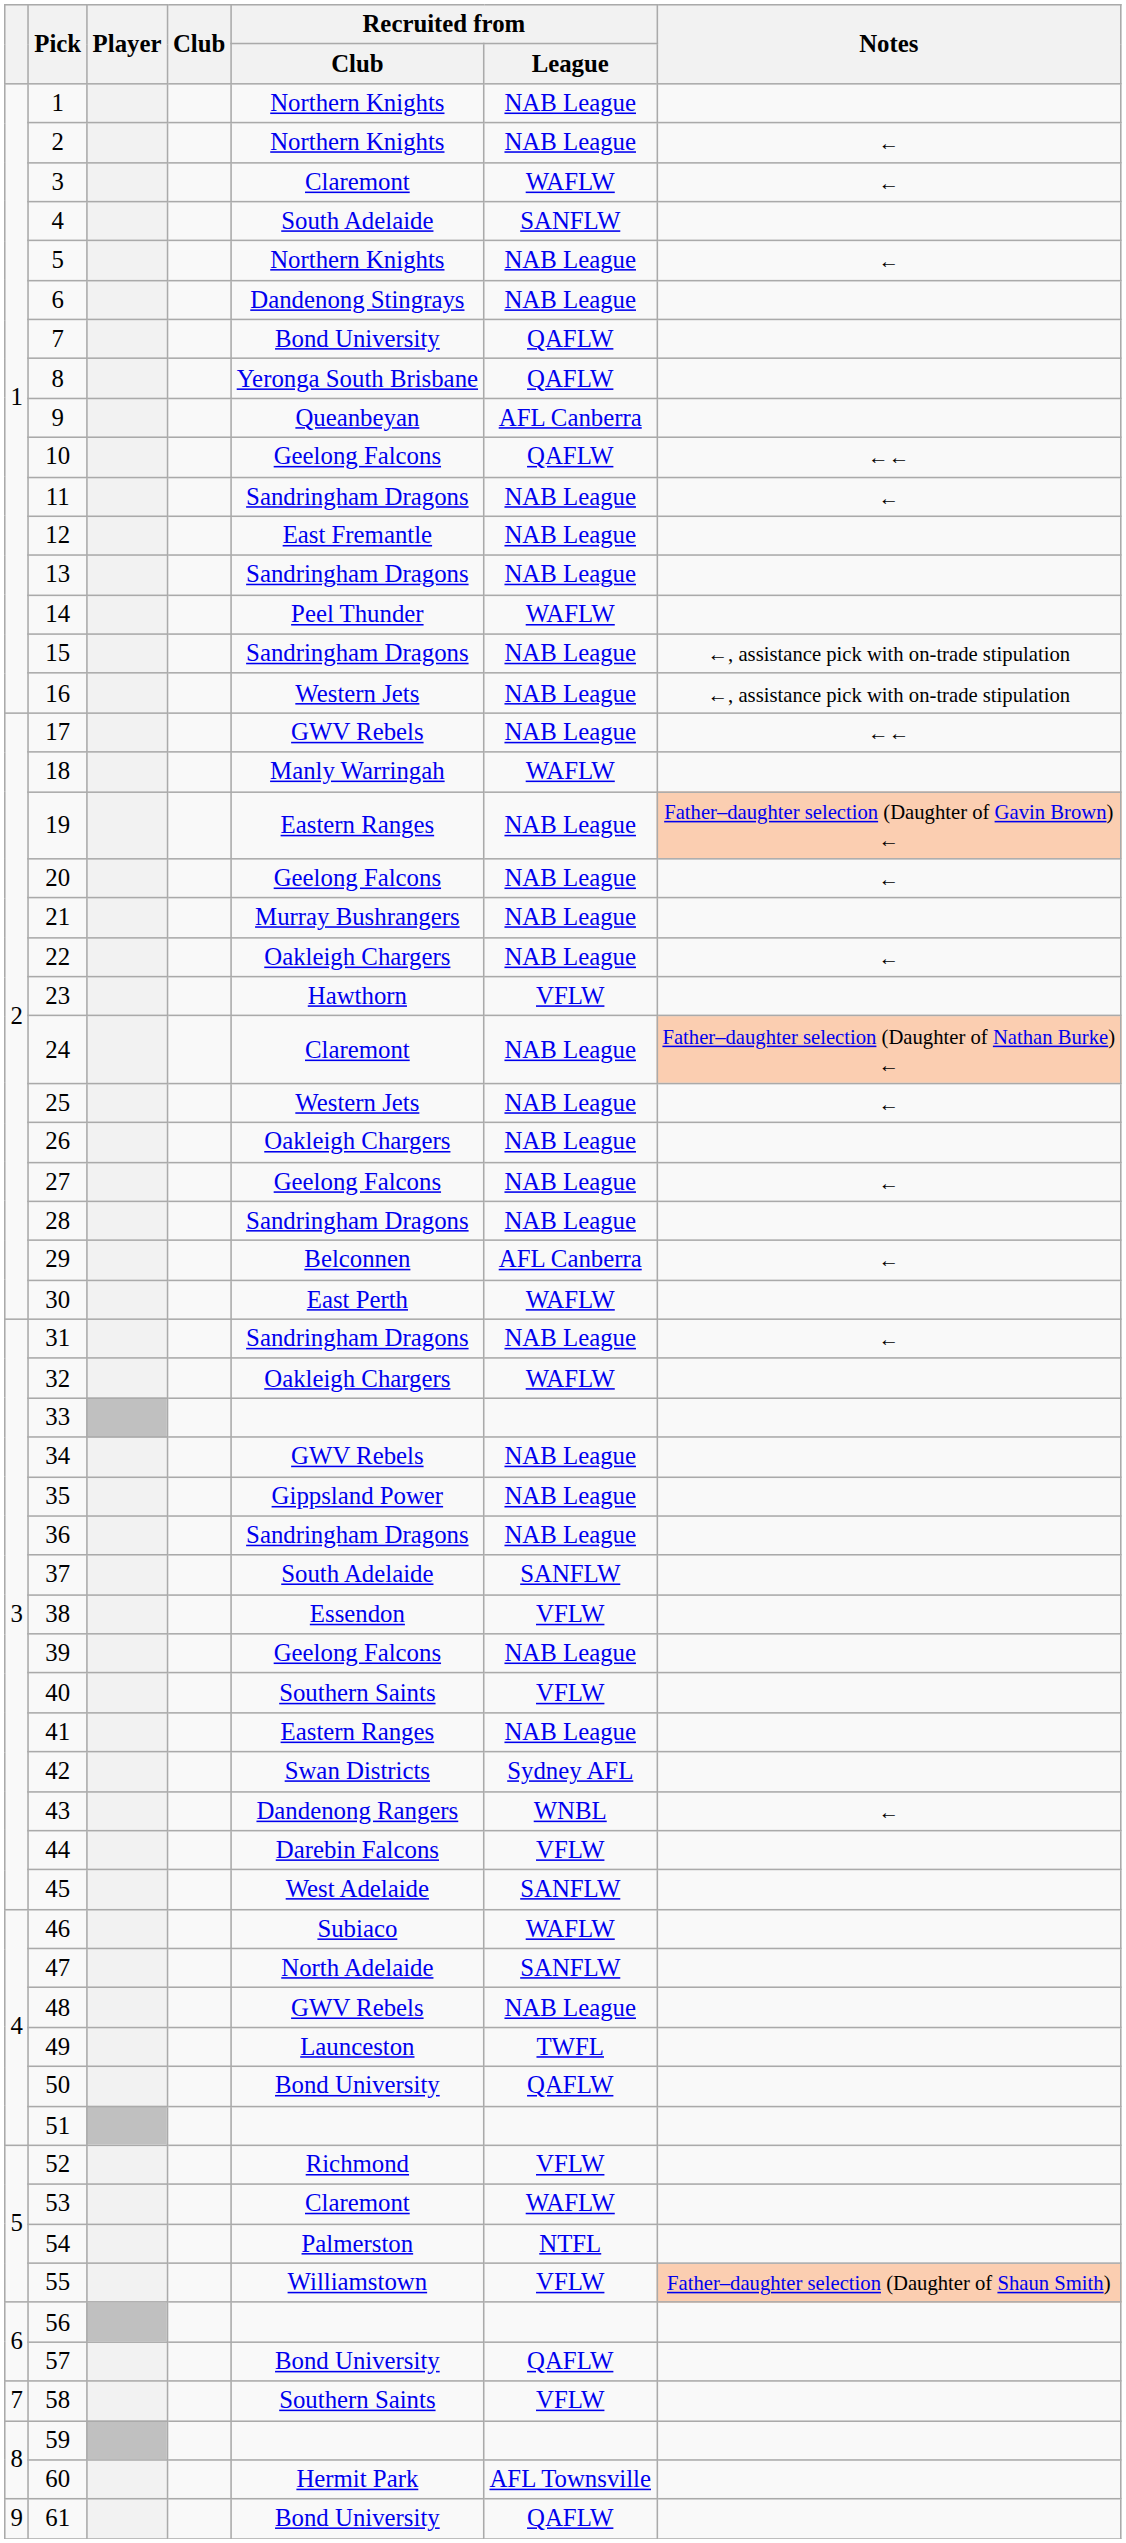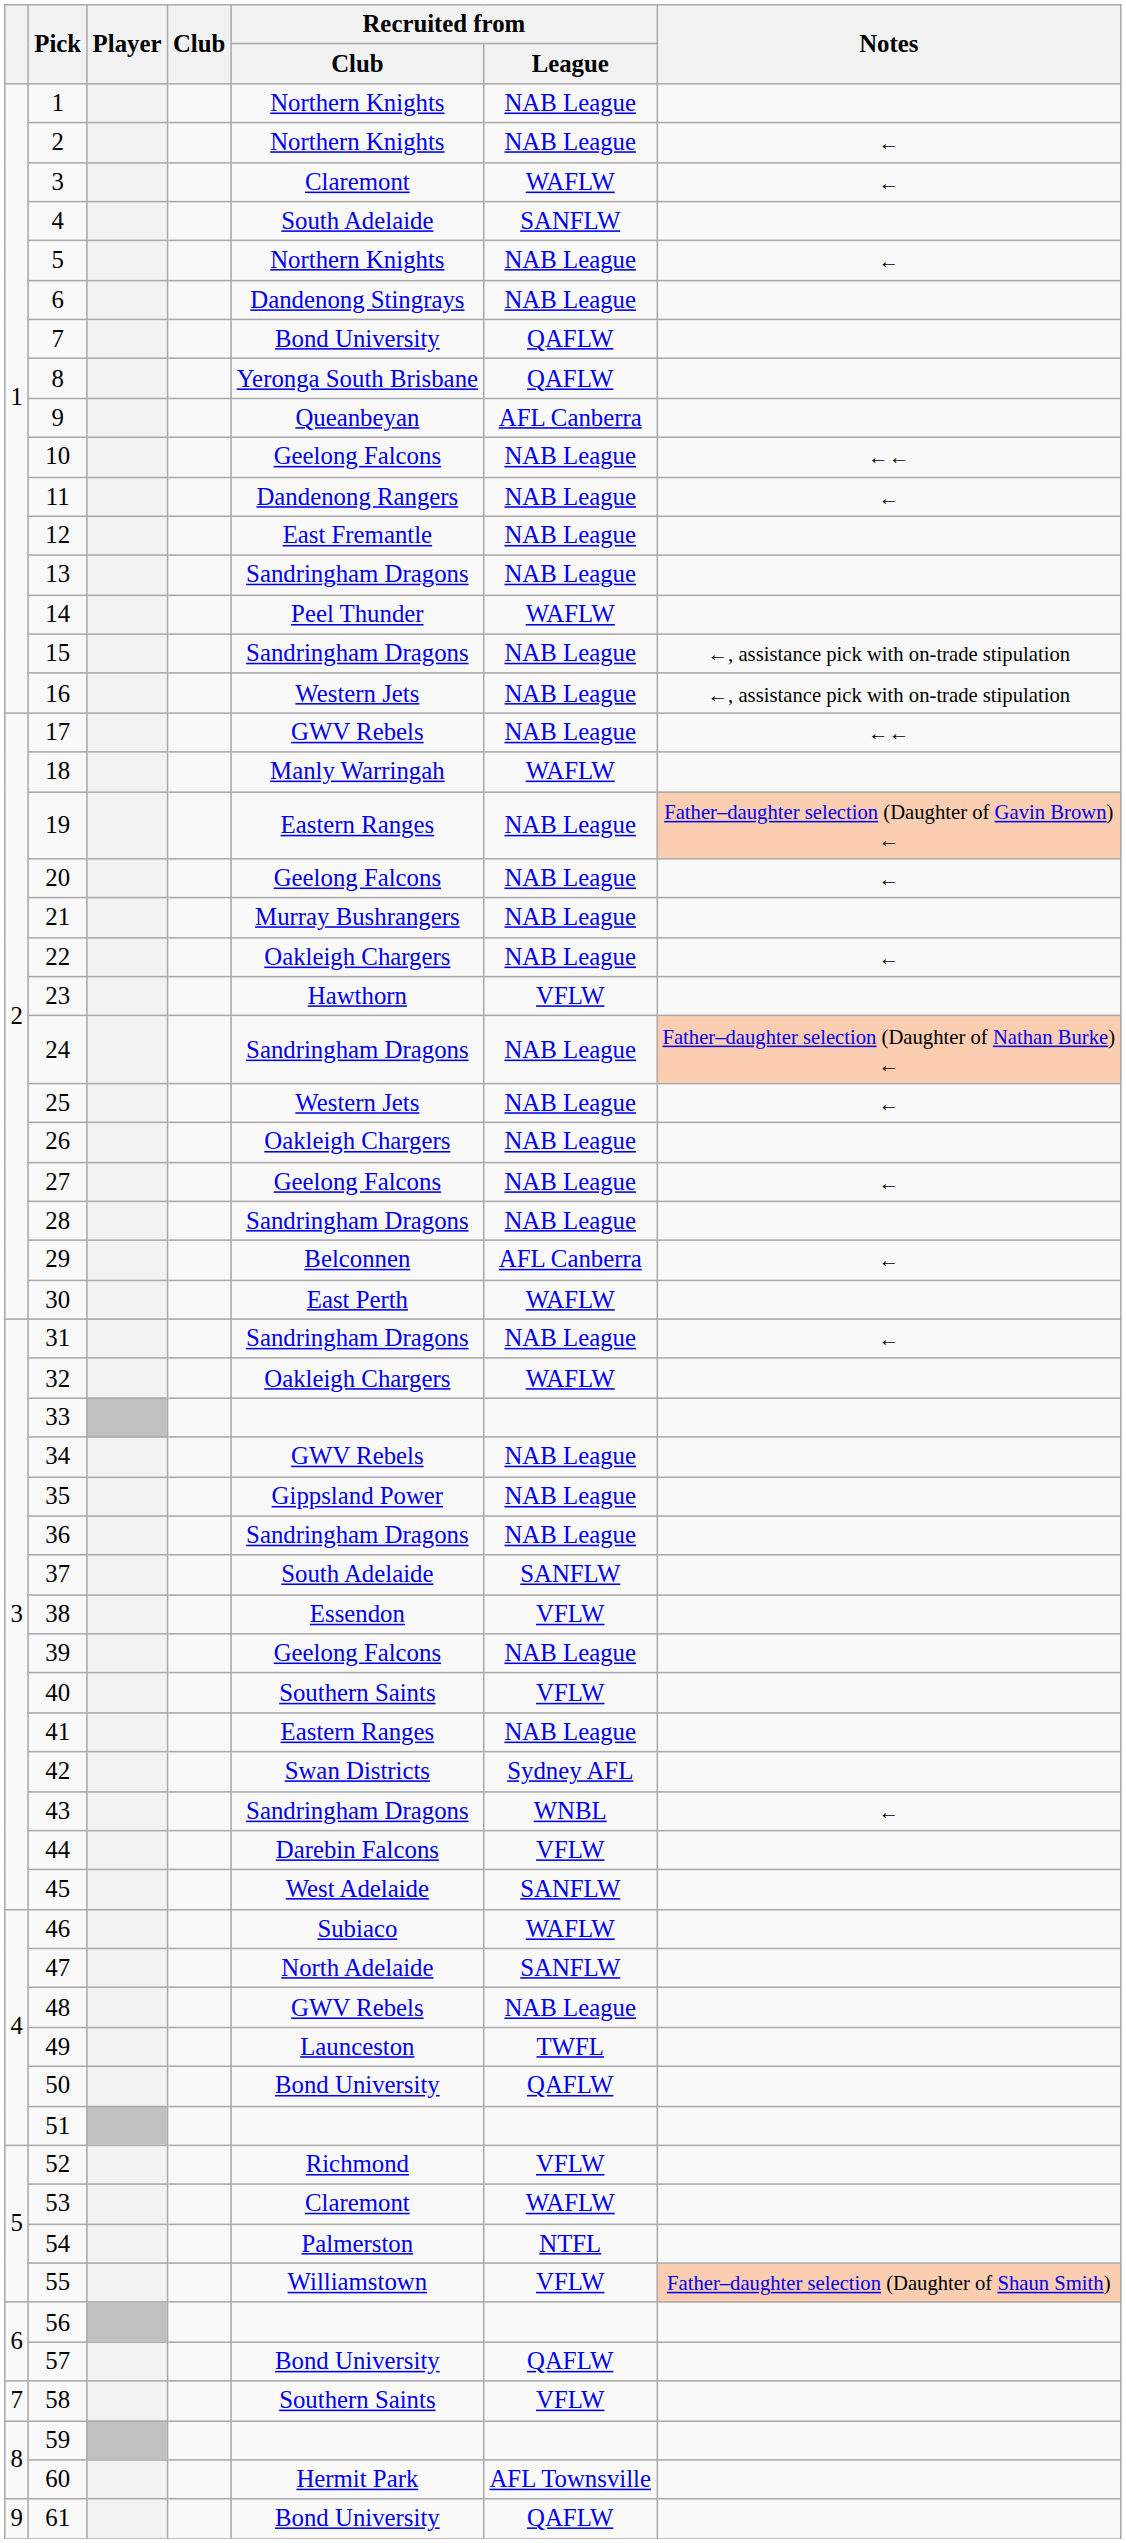(570, 456) QAFLW -> (570, 456) NAB League
(357, 496) Sandringham Dragons -> (357, 496) Dandenong Rangers
(357, 1049) Claremont -> (357, 1049) Sandringham Dragons
(357, 1810) Dandenong Rangers -> (357, 1810) Sandringham Dragons
